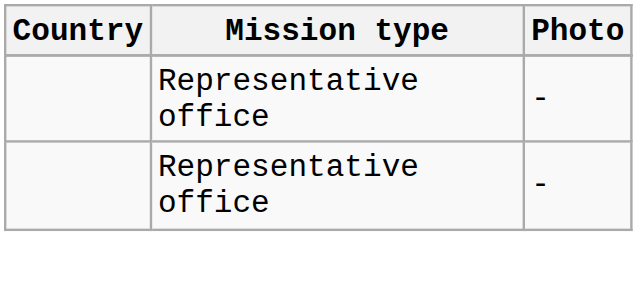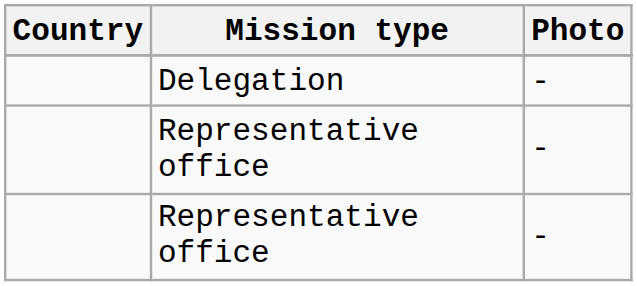+ row: (78, 81)
